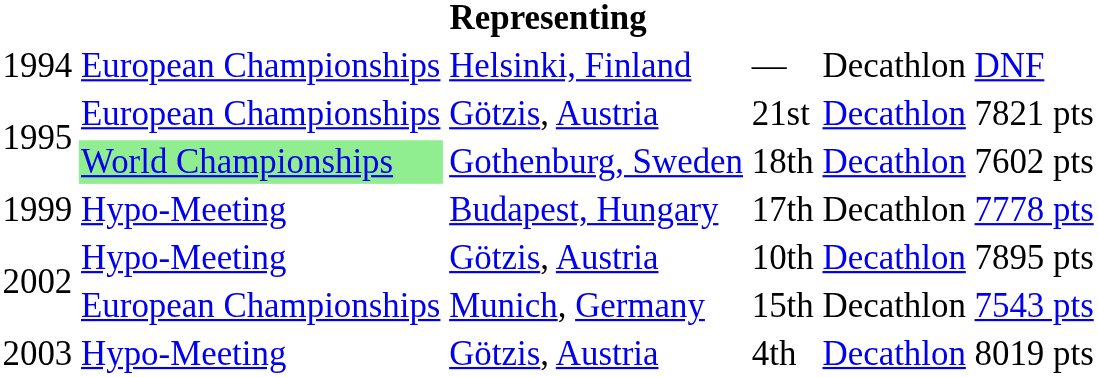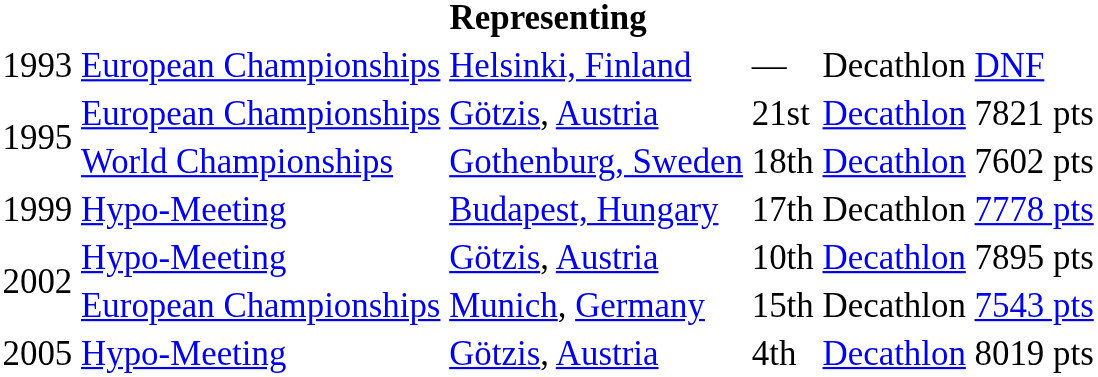(37, 65) 1994 -> (37, 65) 1993
(237, 161) lightgreen background -> (237, 161) no background
(37, 353) 2003 -> (37, 353) 2005
